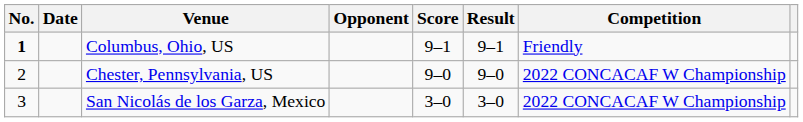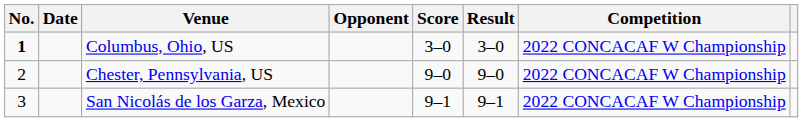(438, 46) 9–1 -> (438, 46) 3–0
(491, 46) 9–1 -> (491, 46) 3–0
(553, 46) Friendly -> (654, 46) 2022 CONCACAF W Championship
(438, 102) 3–0 -> (438, 102) 9–1
(491, 102) 3–0 -> (491, 102) 9–1
